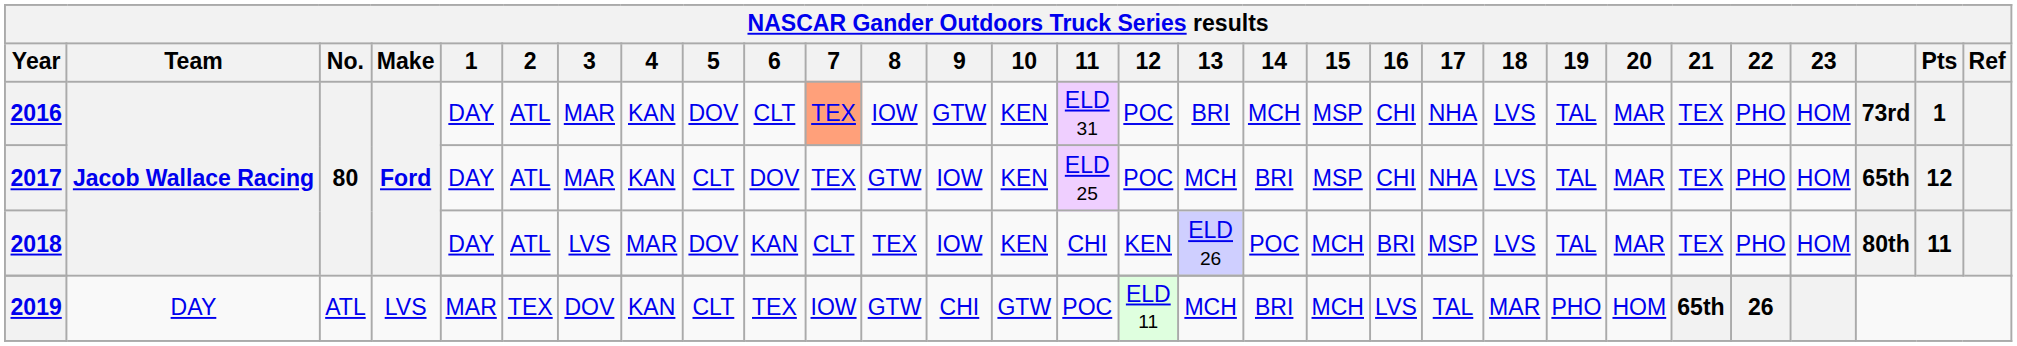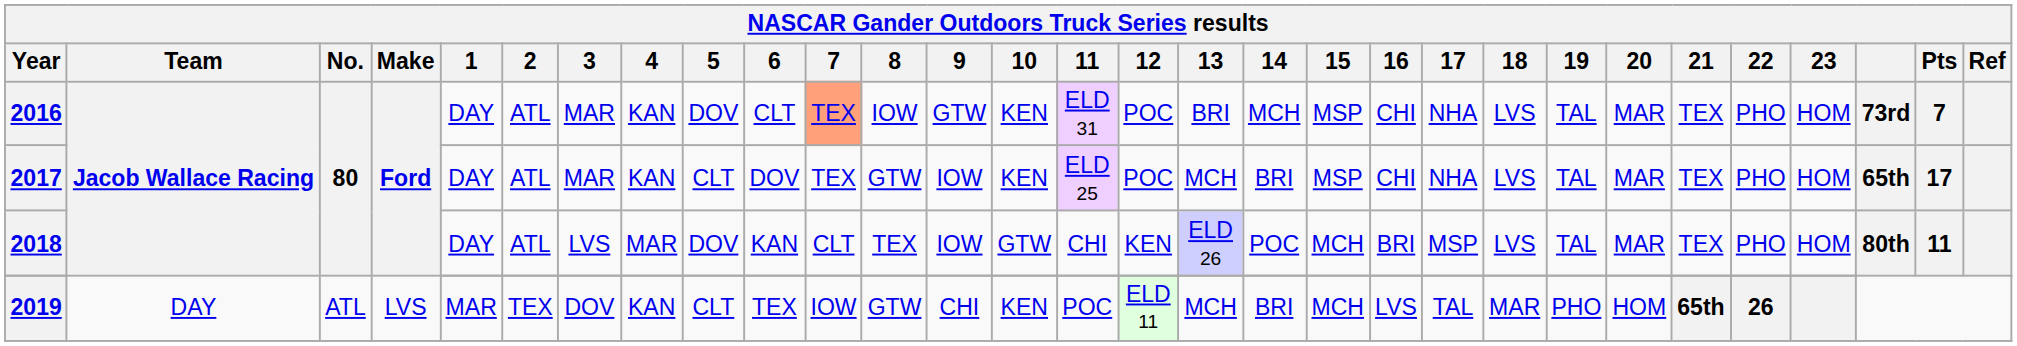(1939, 113) 1 -> (1939, 113) 7
(1939, 178) 12 -> (1939, 178) 17
(1024, 243) KEN -> (1024, 243) GTW
(1024, 308) GTW -> (1024, 308) KEN
